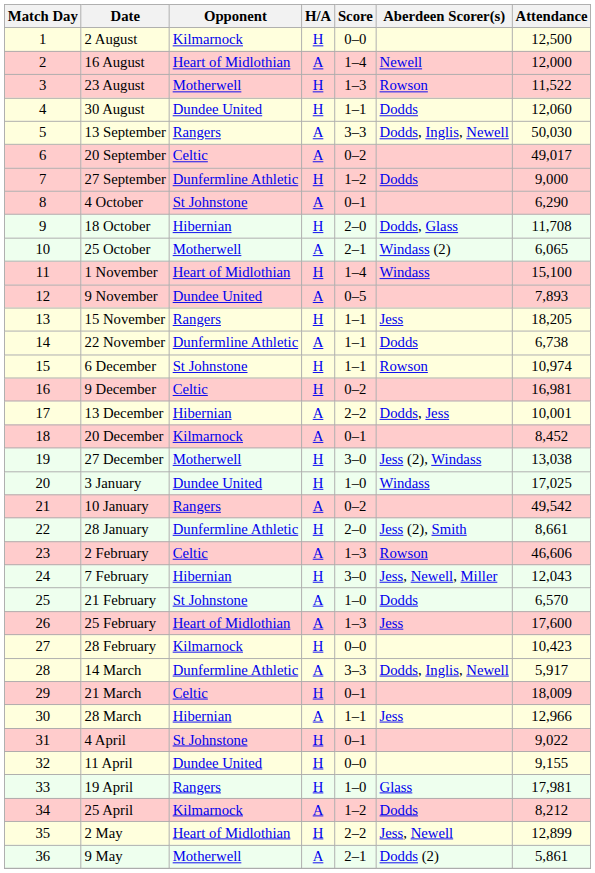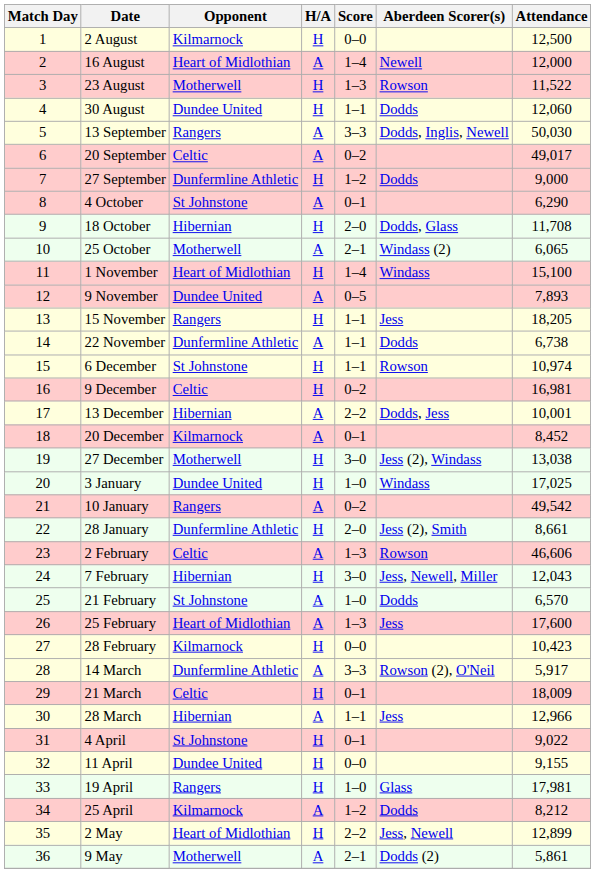(444, 669) Dodds, Inglis, Newell -> (437, 669) Rowson (2), O'Neil
